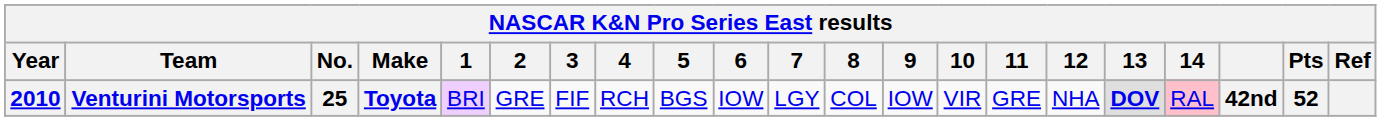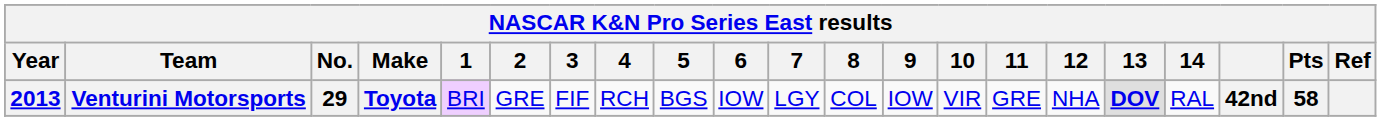(35, 98) 2010 -> (35, 98) 2013
(335, 98) 25 -> (335, 98) 29
(1192, 98) pink background -> (1192, 98) no background
(1306, 98) 52 -> (1306, 98) 58
